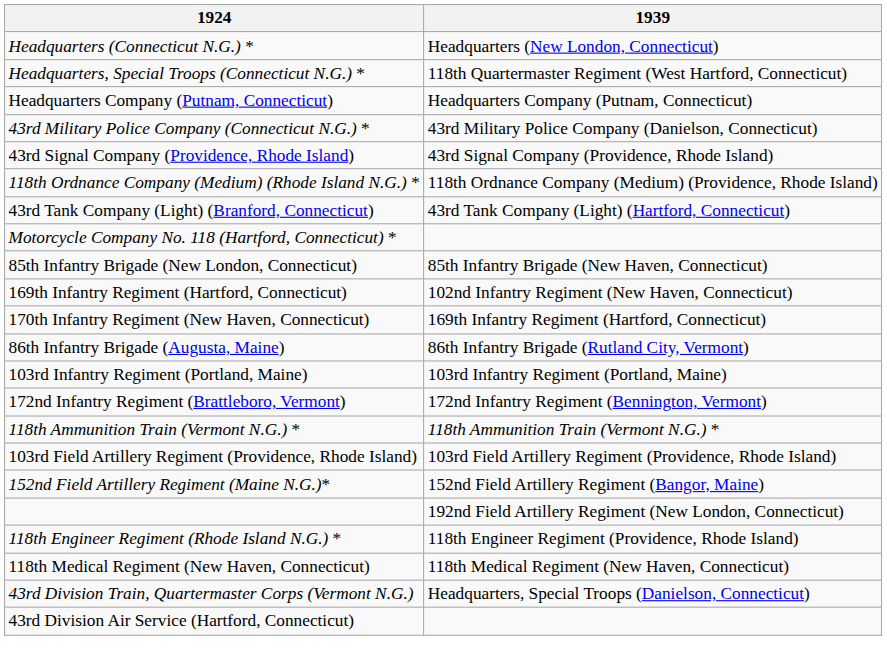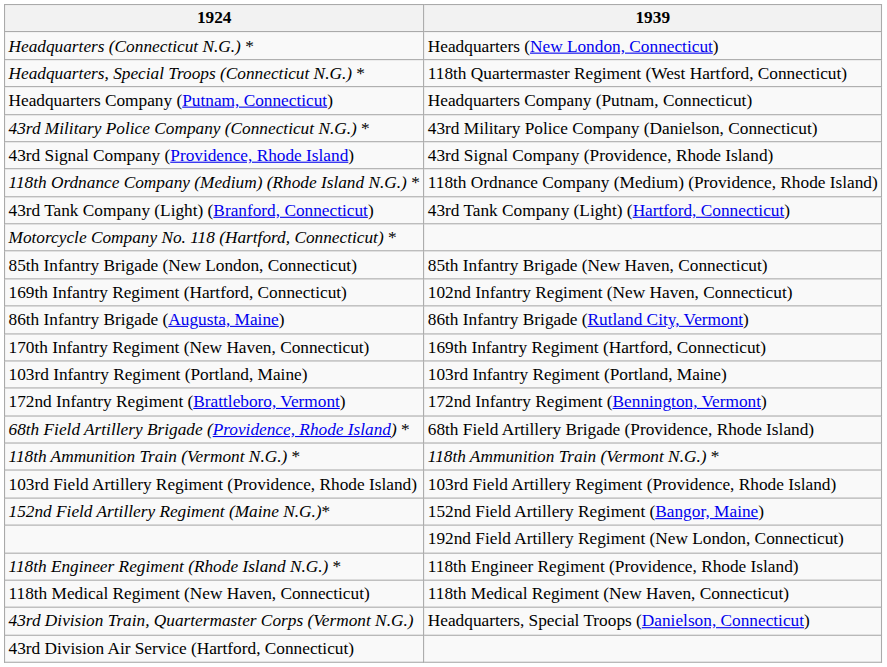rows swapped: (189, 319) <-> (146, 347)
+ row: (209, 429)
